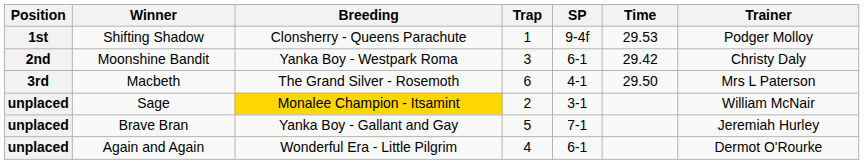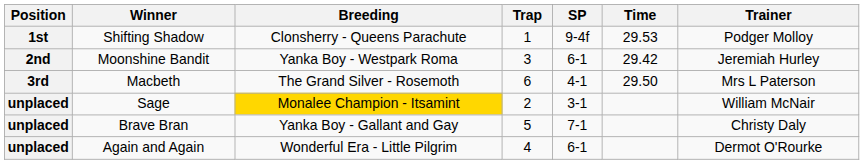(768, 59) Christy Daly -> (768, 59) Jeremiah Hurley
(768, 125) Jeremiah Hurley -> (768, 125) Christy Daly
